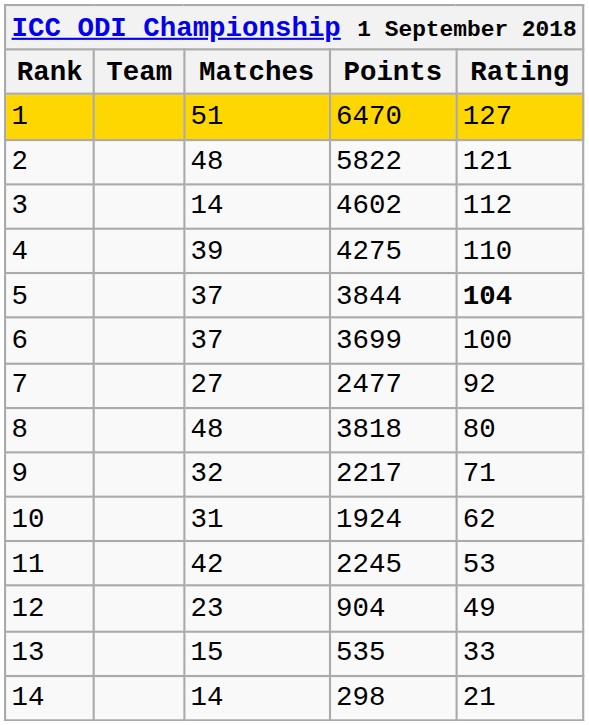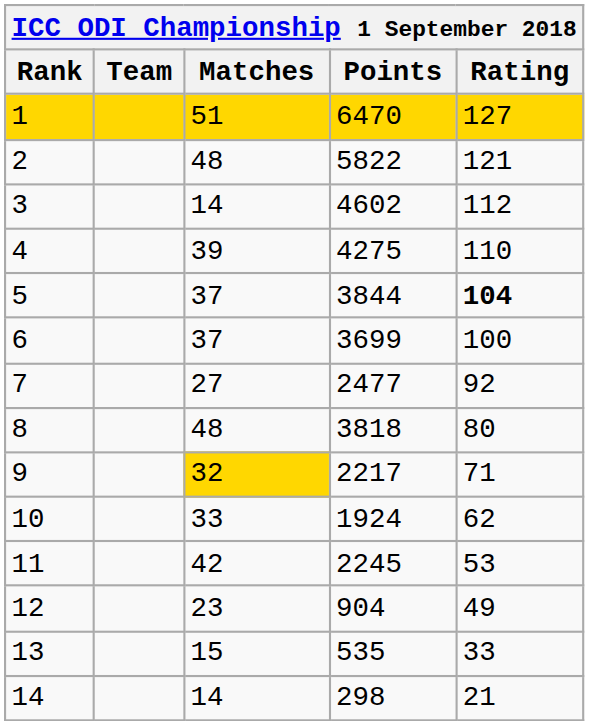(207, 474) no background -> (207, 474) gold background
(207, 519) 31 -> (207, 519) 33
